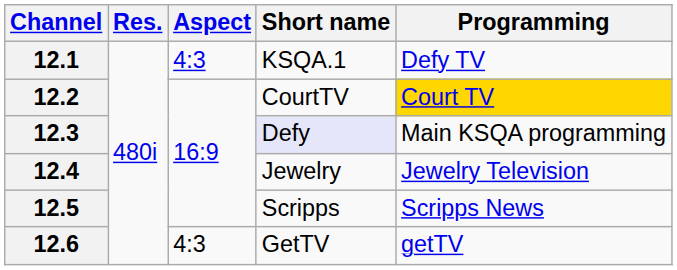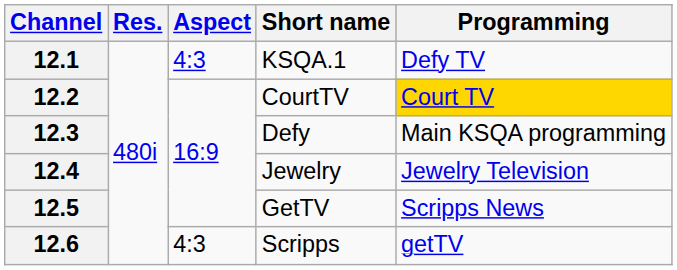(286, 134) lavender background -> (286, 134) no background
(301, 208) Scripps -> (296, 208) GetTV
(296, 245) GetTV -> (301, 245) Scripps
